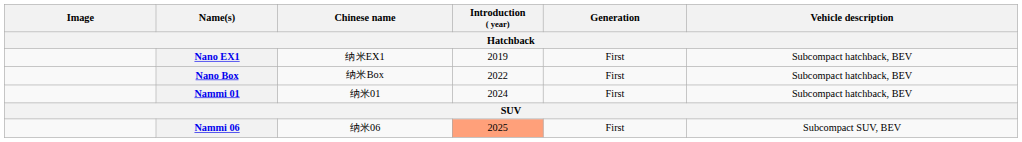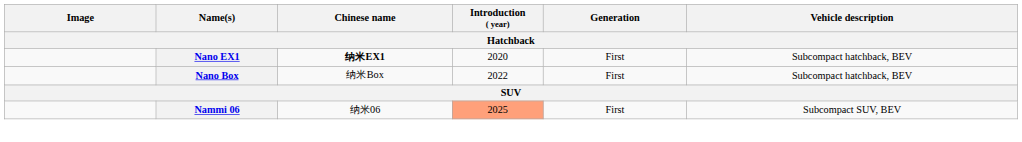(365, 57) normal -> (365, 57) bold
(498, 57) 2019 -> (498, 57) 2020
- row: (217, 93)
